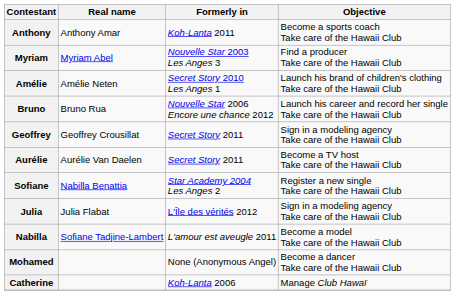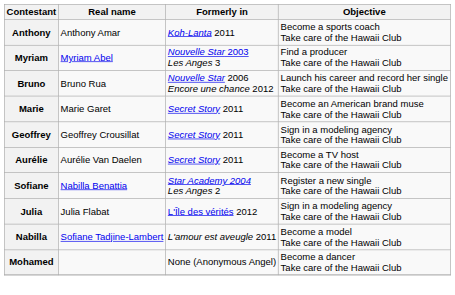- row: (31, 84)
+ row: (31, 109)
- row: (31, 283)
